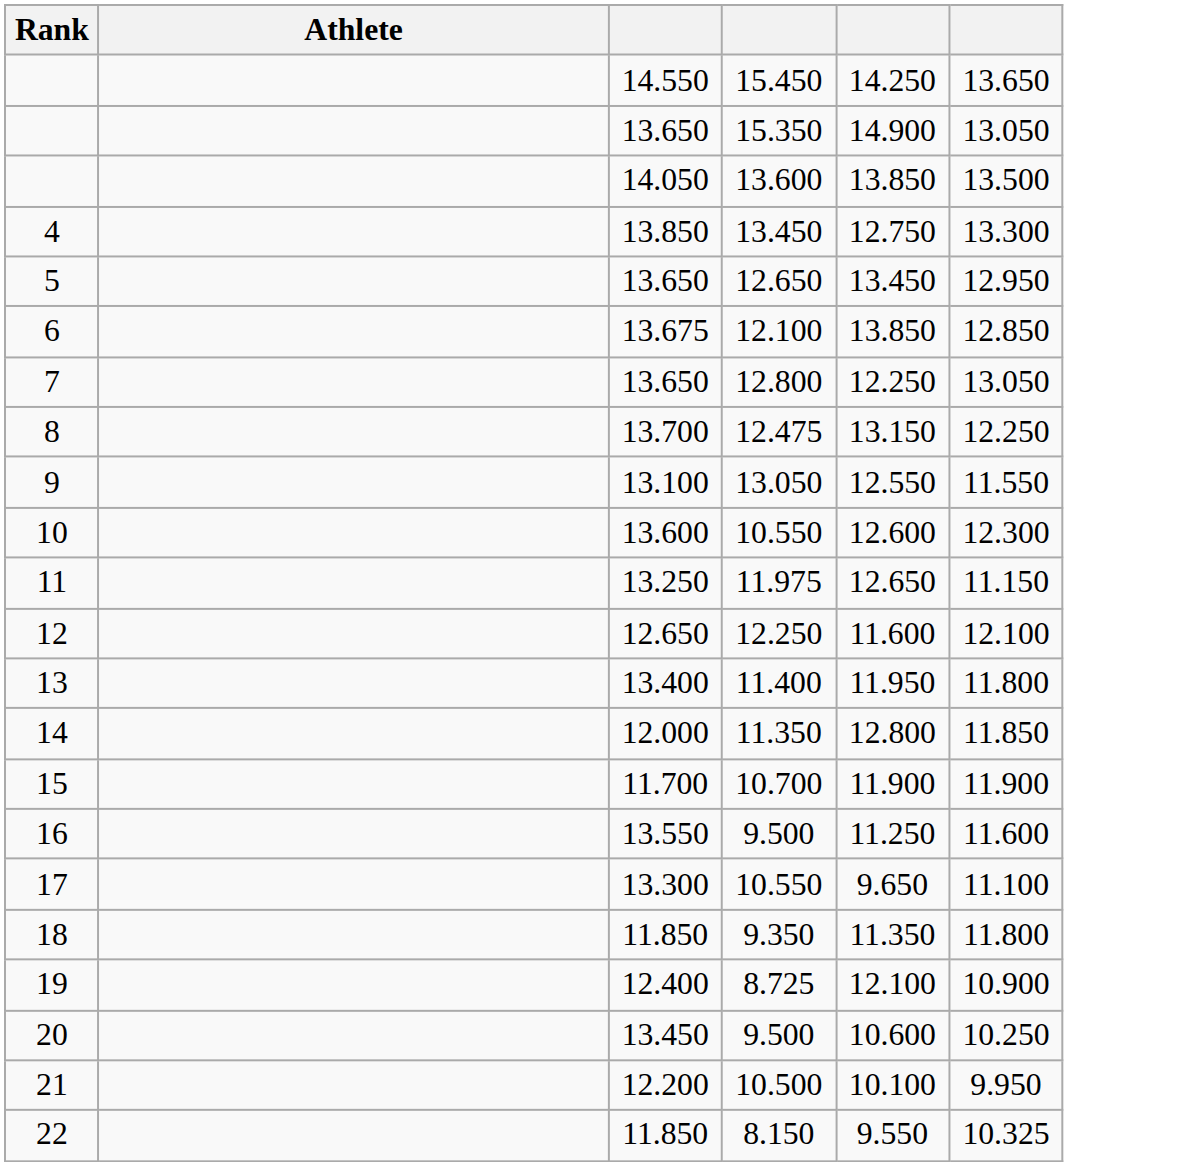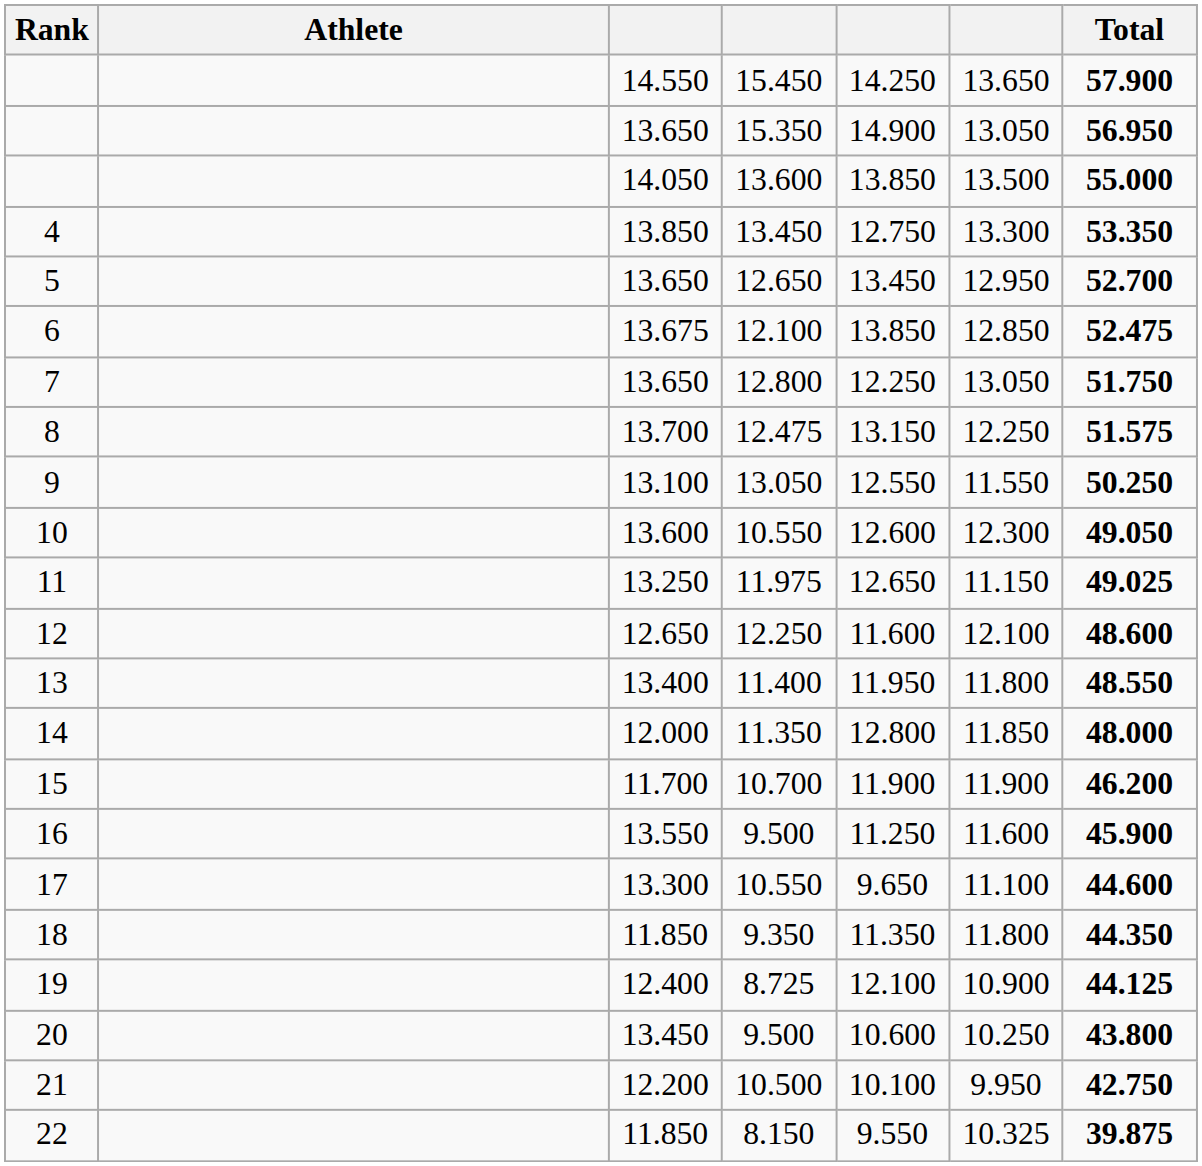+ column: (1129, 29)
